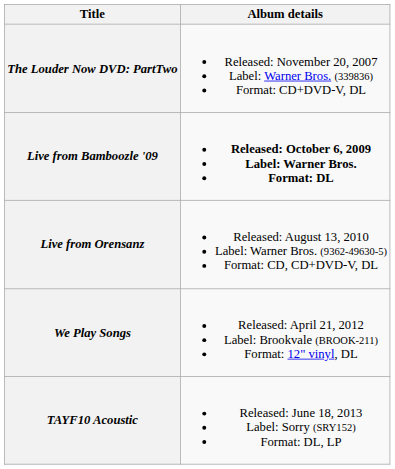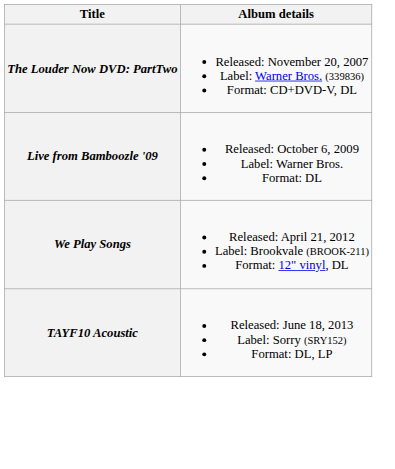(285, 164) bold -> (276, 164) normal
- row: (92, 244)
